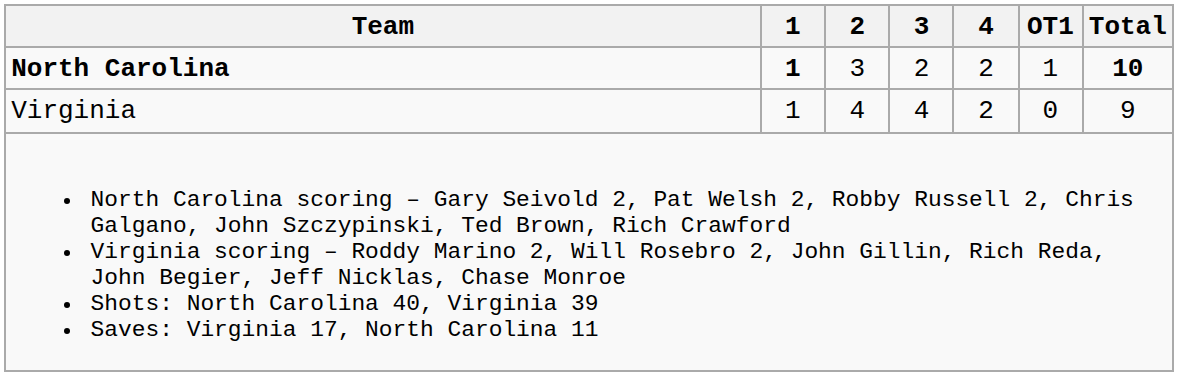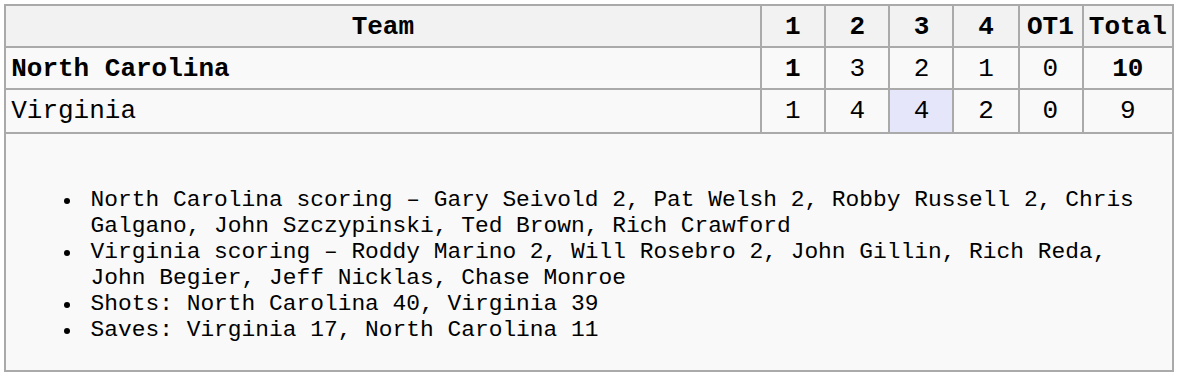(986, 69) 2 -> (986, 69) 1
(1050, 69) 1 -> (1050, 69) 0
(922, 111) no background -> (922, 111) lavender background
